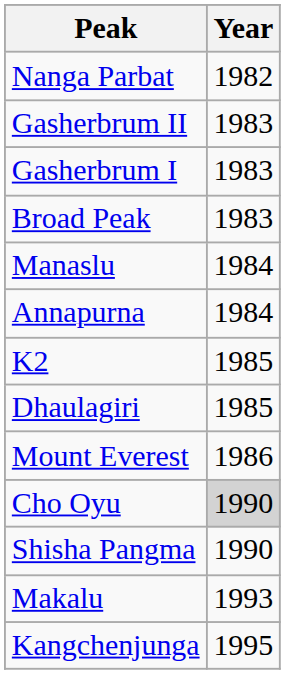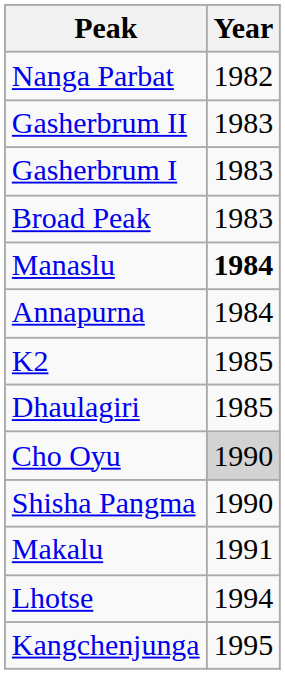(243, 265) normal -> (243, 265) bold
- row: (100, 455)
(243, 597) 1993 -> (243, 550) 1991
+ row: (53, 597)
